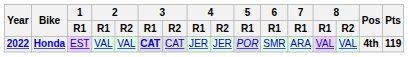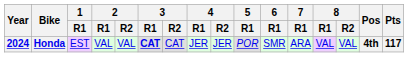(18, 45) 2022 -> (18, 45) 2024
(393, 45) 119 -> (393, 45) 117
